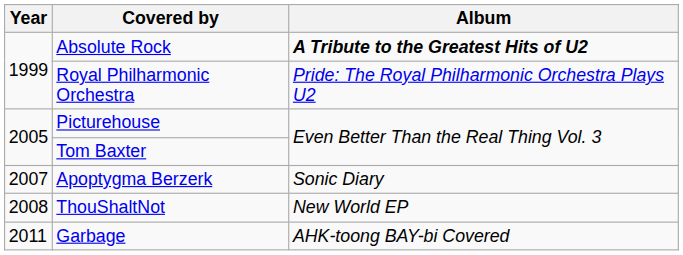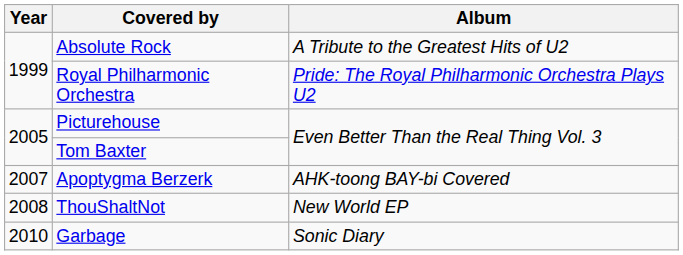(440, 46) bold -> (431, 46) normal
(338, 179) Sonic Diary -> (401, 179) AHK-toong BAY-bi Covered
(28, 235) 2011 -> (28, 235) 2010
(401, 235) AHK-toong BAY-bi Covered -> (338, 235) Sonic Diary
